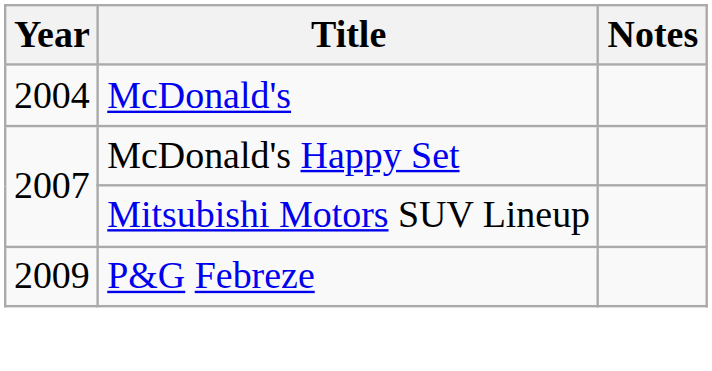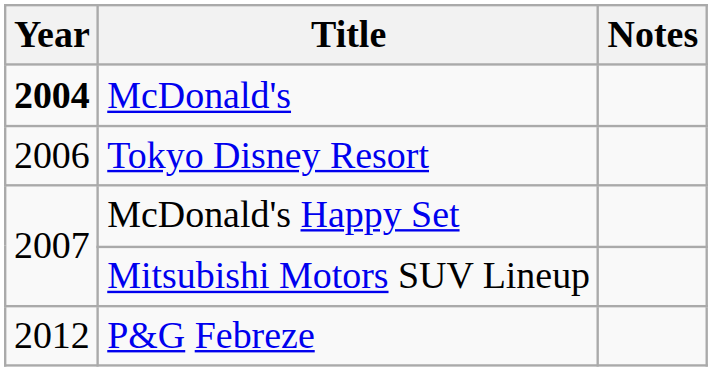(52, 94) normal -> (52, 94) bold
+ row: (268, 154)
(52, 275) 2009 -> (52, 335) 2012
